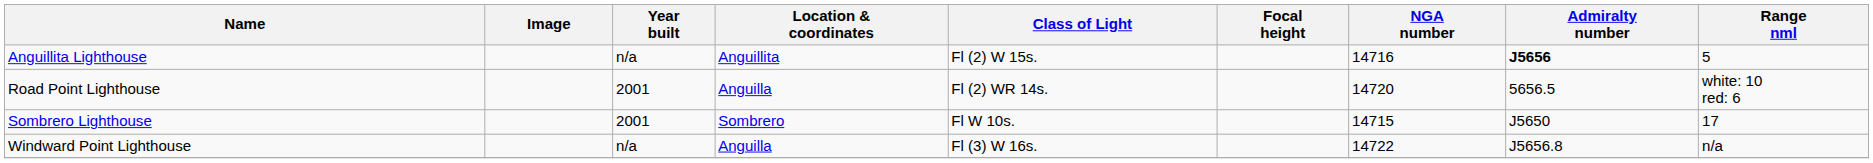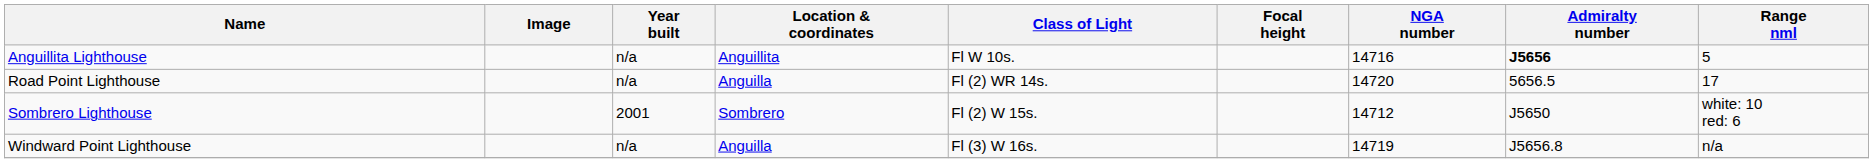(994, 57) Fl (2) W 15s. -> (983, 57) Fl W 10s.
(633, 89) 2001 -> (627, 81) n/a
(1732, 89) white: 10 red: 6 -> (1710, 81) 17
(983, 121) Fl W 10s. -> (994, 113) Fl (2) W 15s.
(1373, 121) 14715 -> (1373, 113) 14712
(1710, 121) 17 -> (1732, 113) white: 10 red: 6
(1373, 145) 14722 -> (1373, 145) 14719
